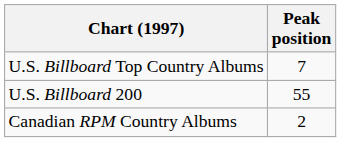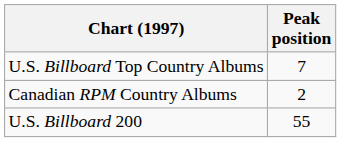rows swapped: (75, 94) <-> (123, 121)
